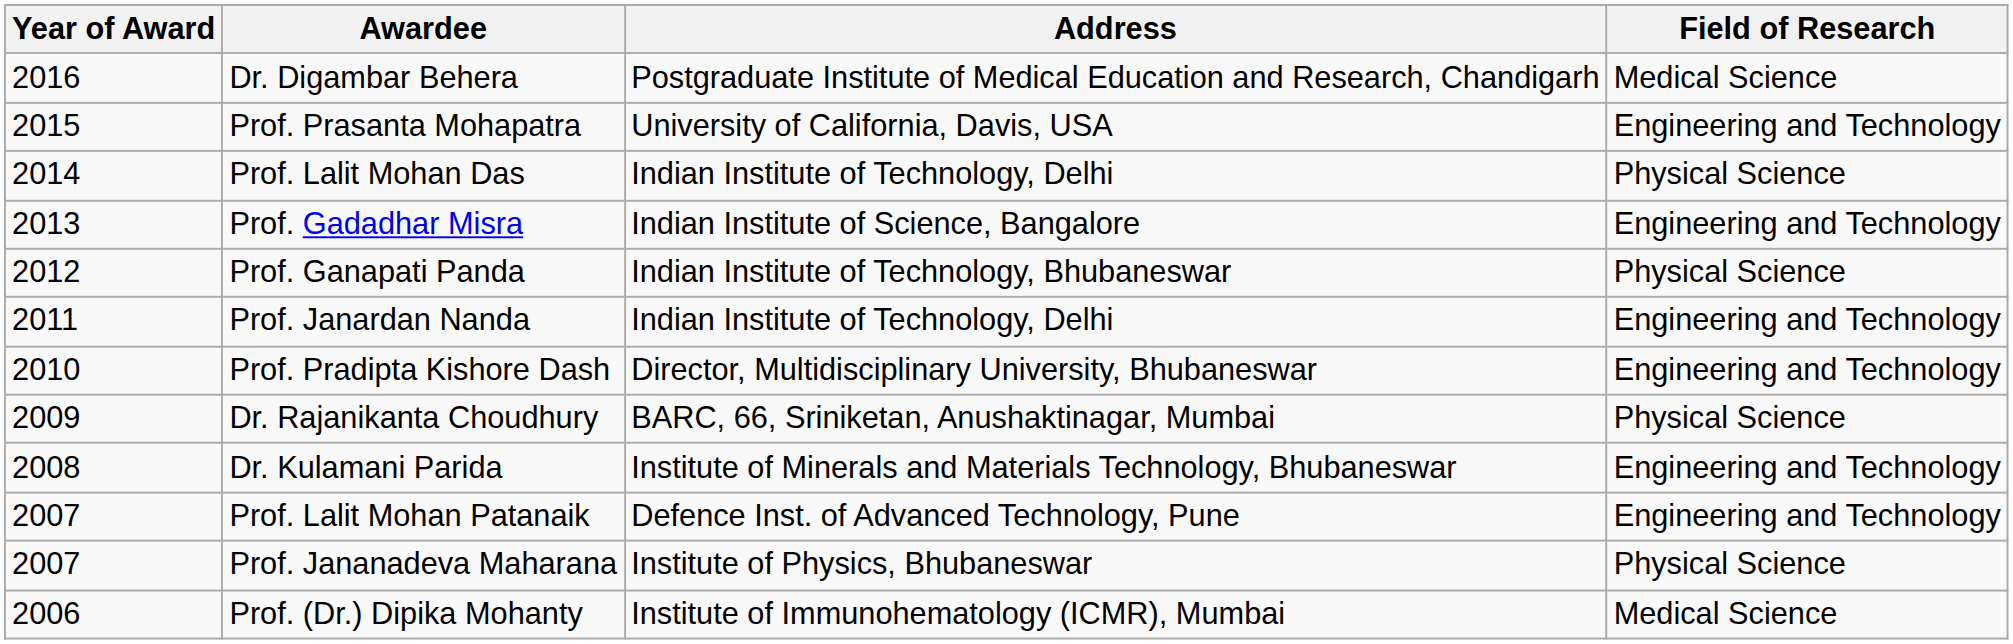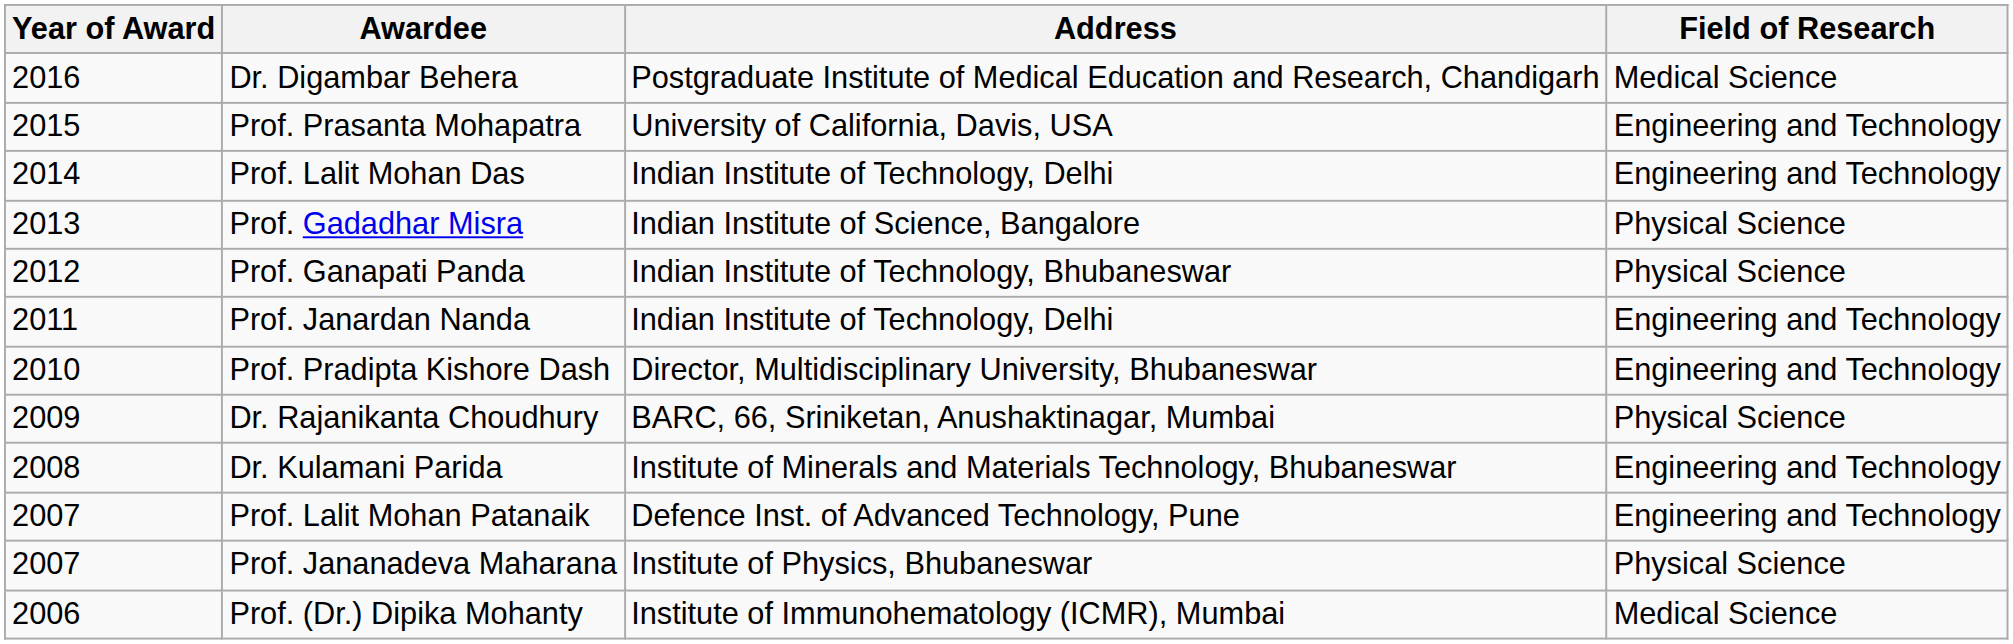(1730, 175) Physical Science -> (1807, 175) Engineering and Technology
(1807, 223) Engineering and Technology -> (1730, 223) Physical Science
